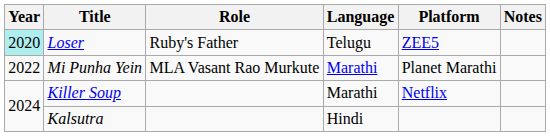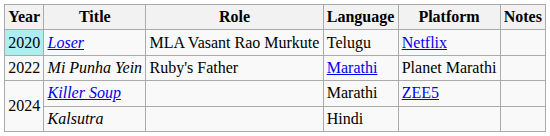(194, 42) Ruby's Father -> (234, 42) MLA Vasant Rao Murkute
(420, 42) ZEE5 -> (424, 42) Netflix
(234, 67) MLA Vasant Rao Murkute -> (194, 67) Ruby's Father
(424, 93) Netflix -> (420, 93) ZEE5
